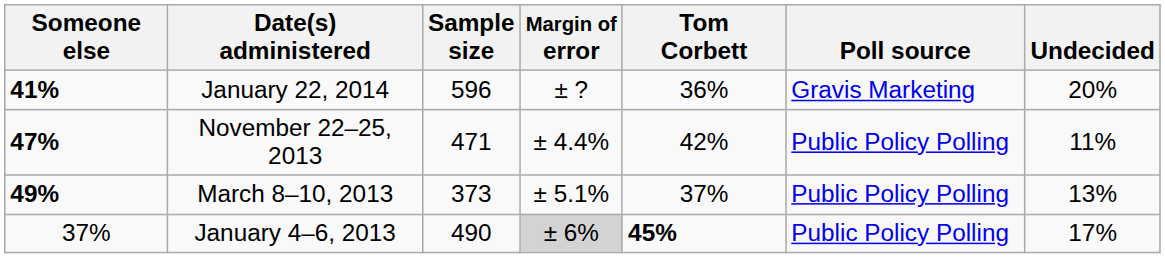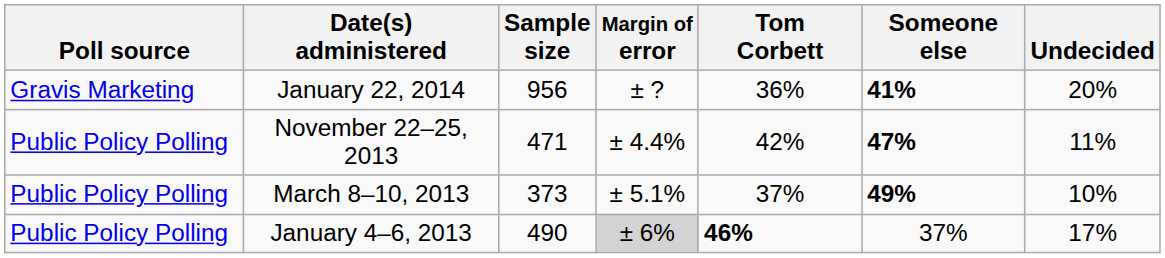columns swapped: (905, 51) <-> (86, 37)
(471, 89) 596 -> (547, 89) 956
(1093, 194) 13% -> (1093, 194) 10%
(652, 232) 45% -> (728, 232) 46%
